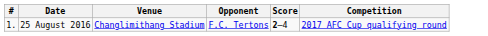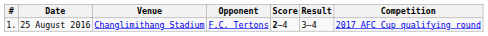+ column: (317, 11)
